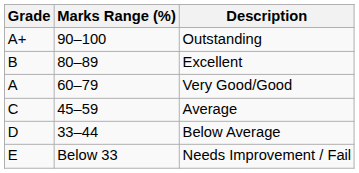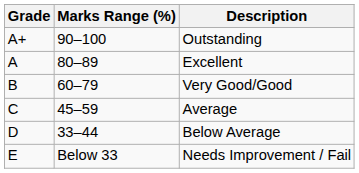(13, 62) B -> (13, 62) A
(13, 86) A -> (13, 86) B
